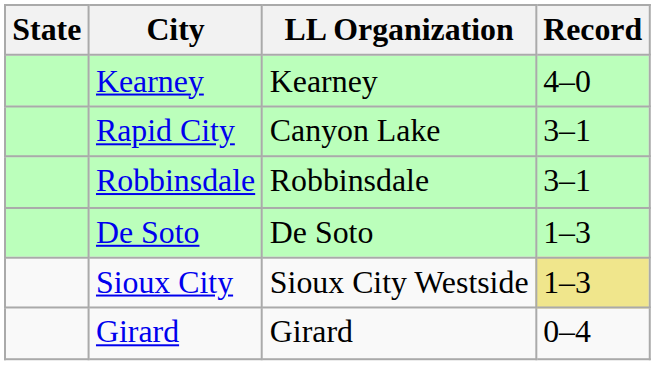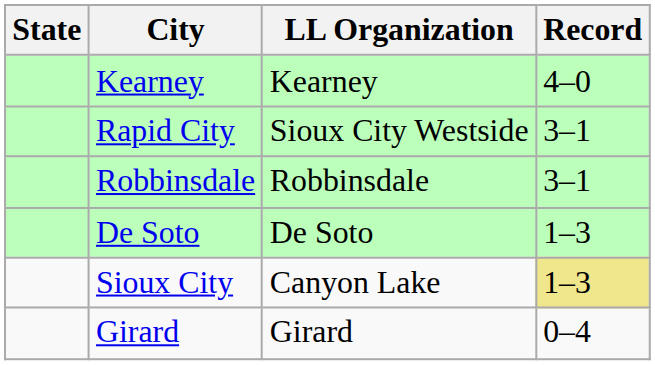(355, 130) Canyon Lake -> (399, 130) Sioux City Westside
(399, 282) Sioux City Westside -> (355, 282) Canyon Lake
